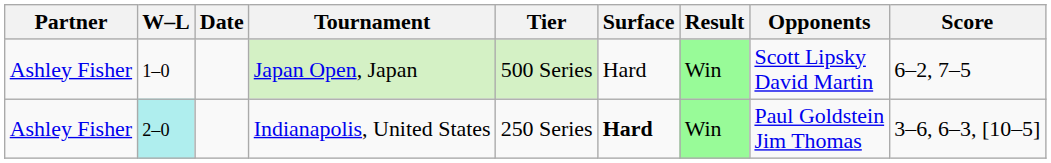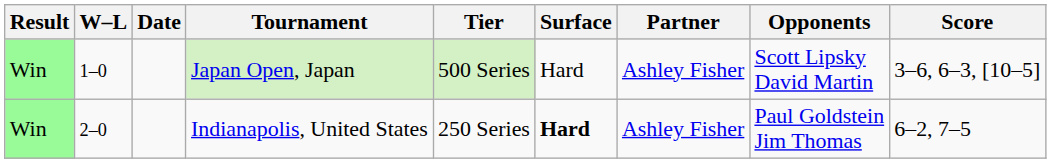columns swapped: (714, 21) <-> (71, 21)
(933, 68) 6–2, 7–5 -> (967, 68) 3–6, 6–3, [10–5]
(156, 129) paleturquoise background -> (93, 129) no background
(967, 128) 3–6, 6–3, [10–5] -> (933, 128) 6–2, 7–5
